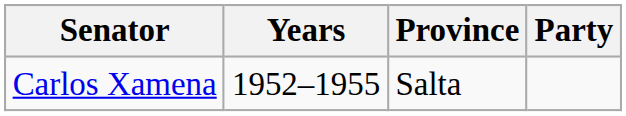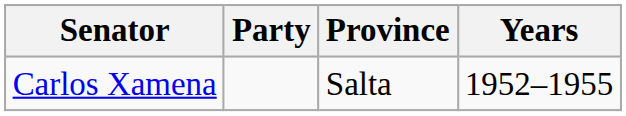columns swapped: (306, 30) <-> (574, 30)
